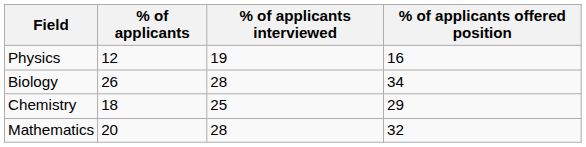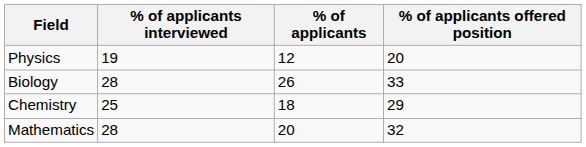columns swapped: (152, 25) <-> (295, 25)
(395, 57) 16 -> (395, 57) 20
(395, 81) 34 -> (395, 81) 33
